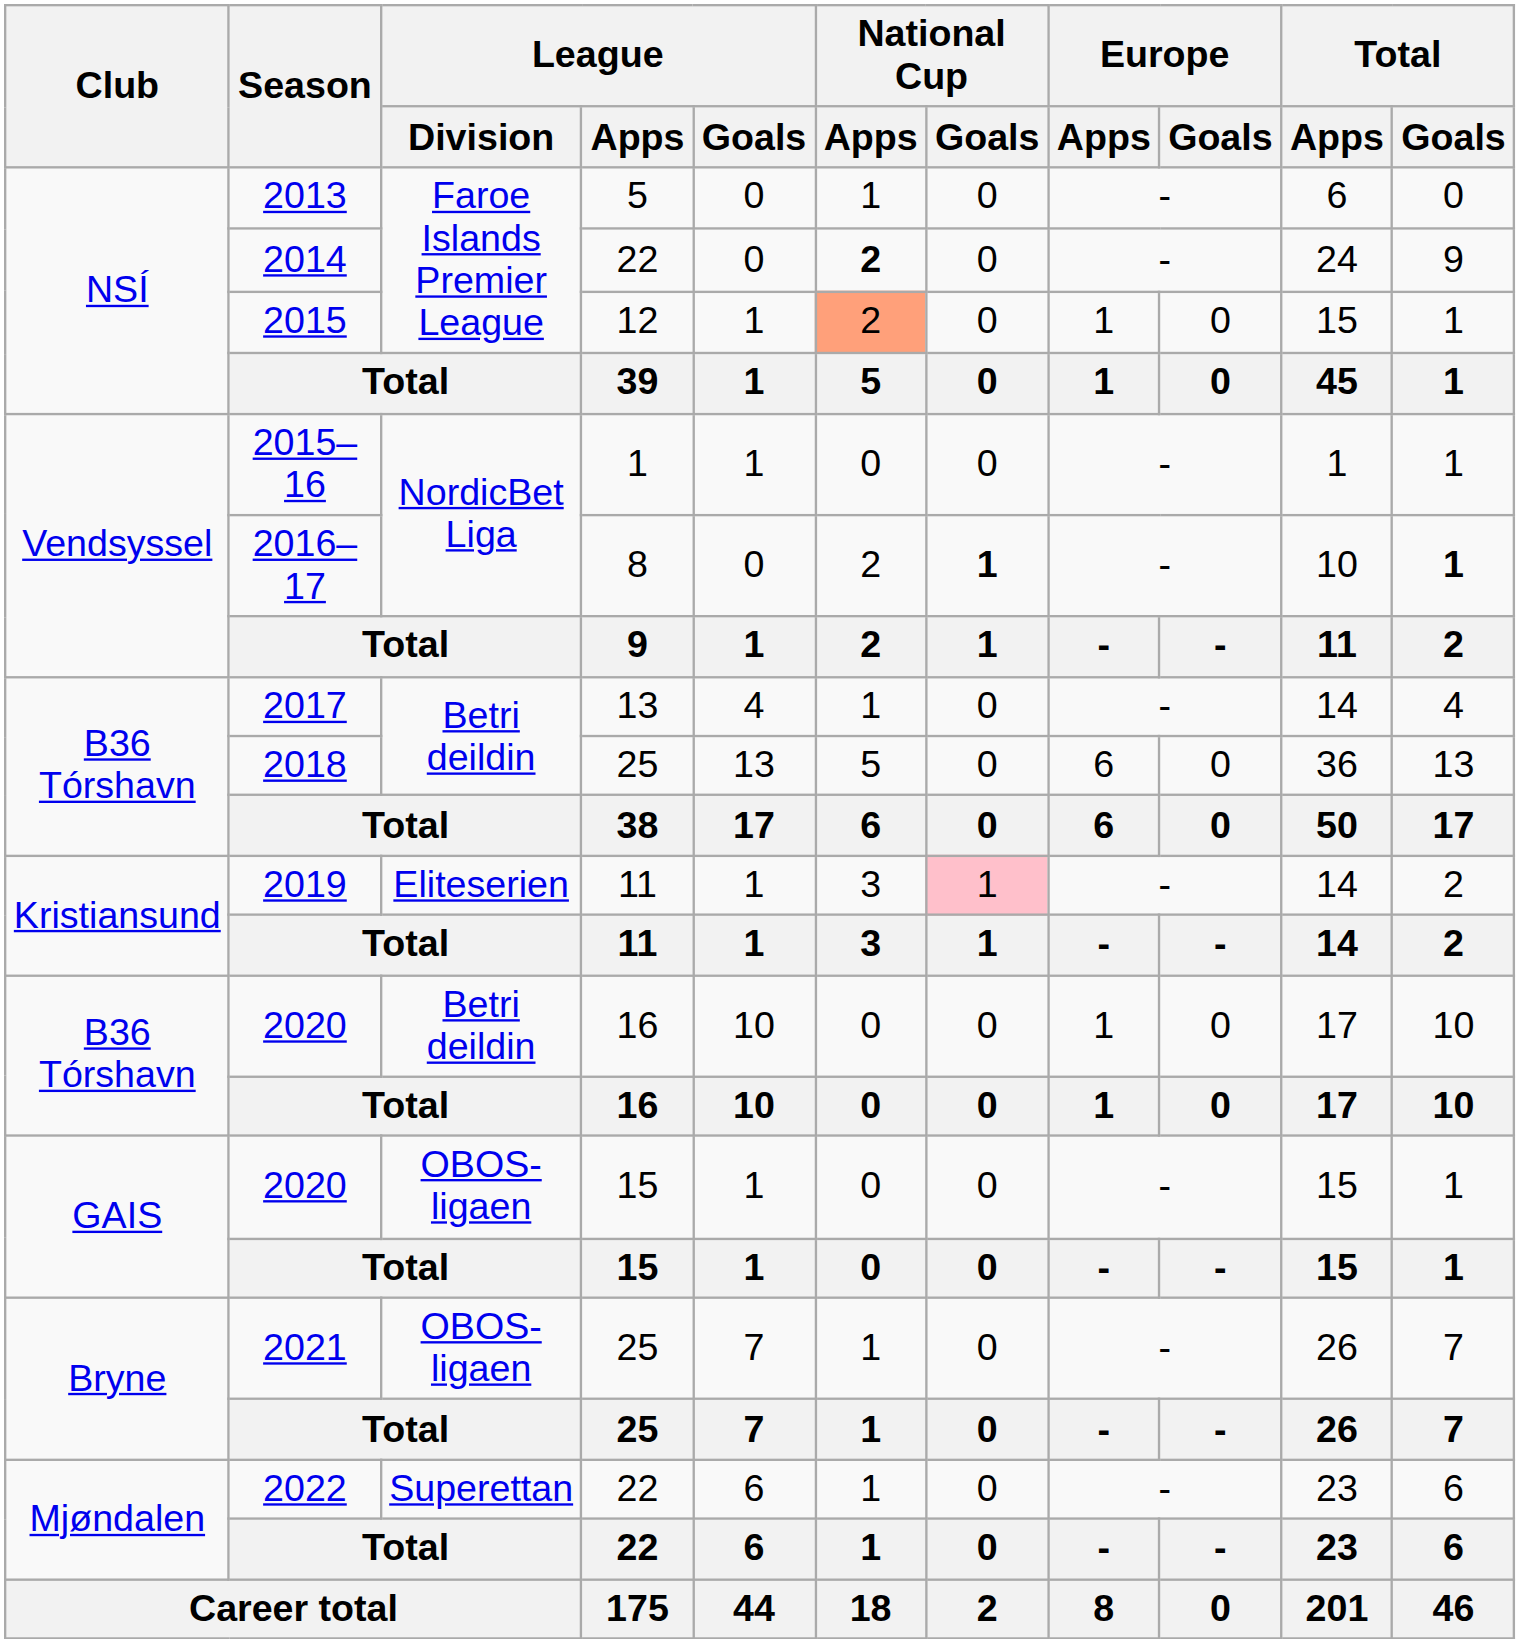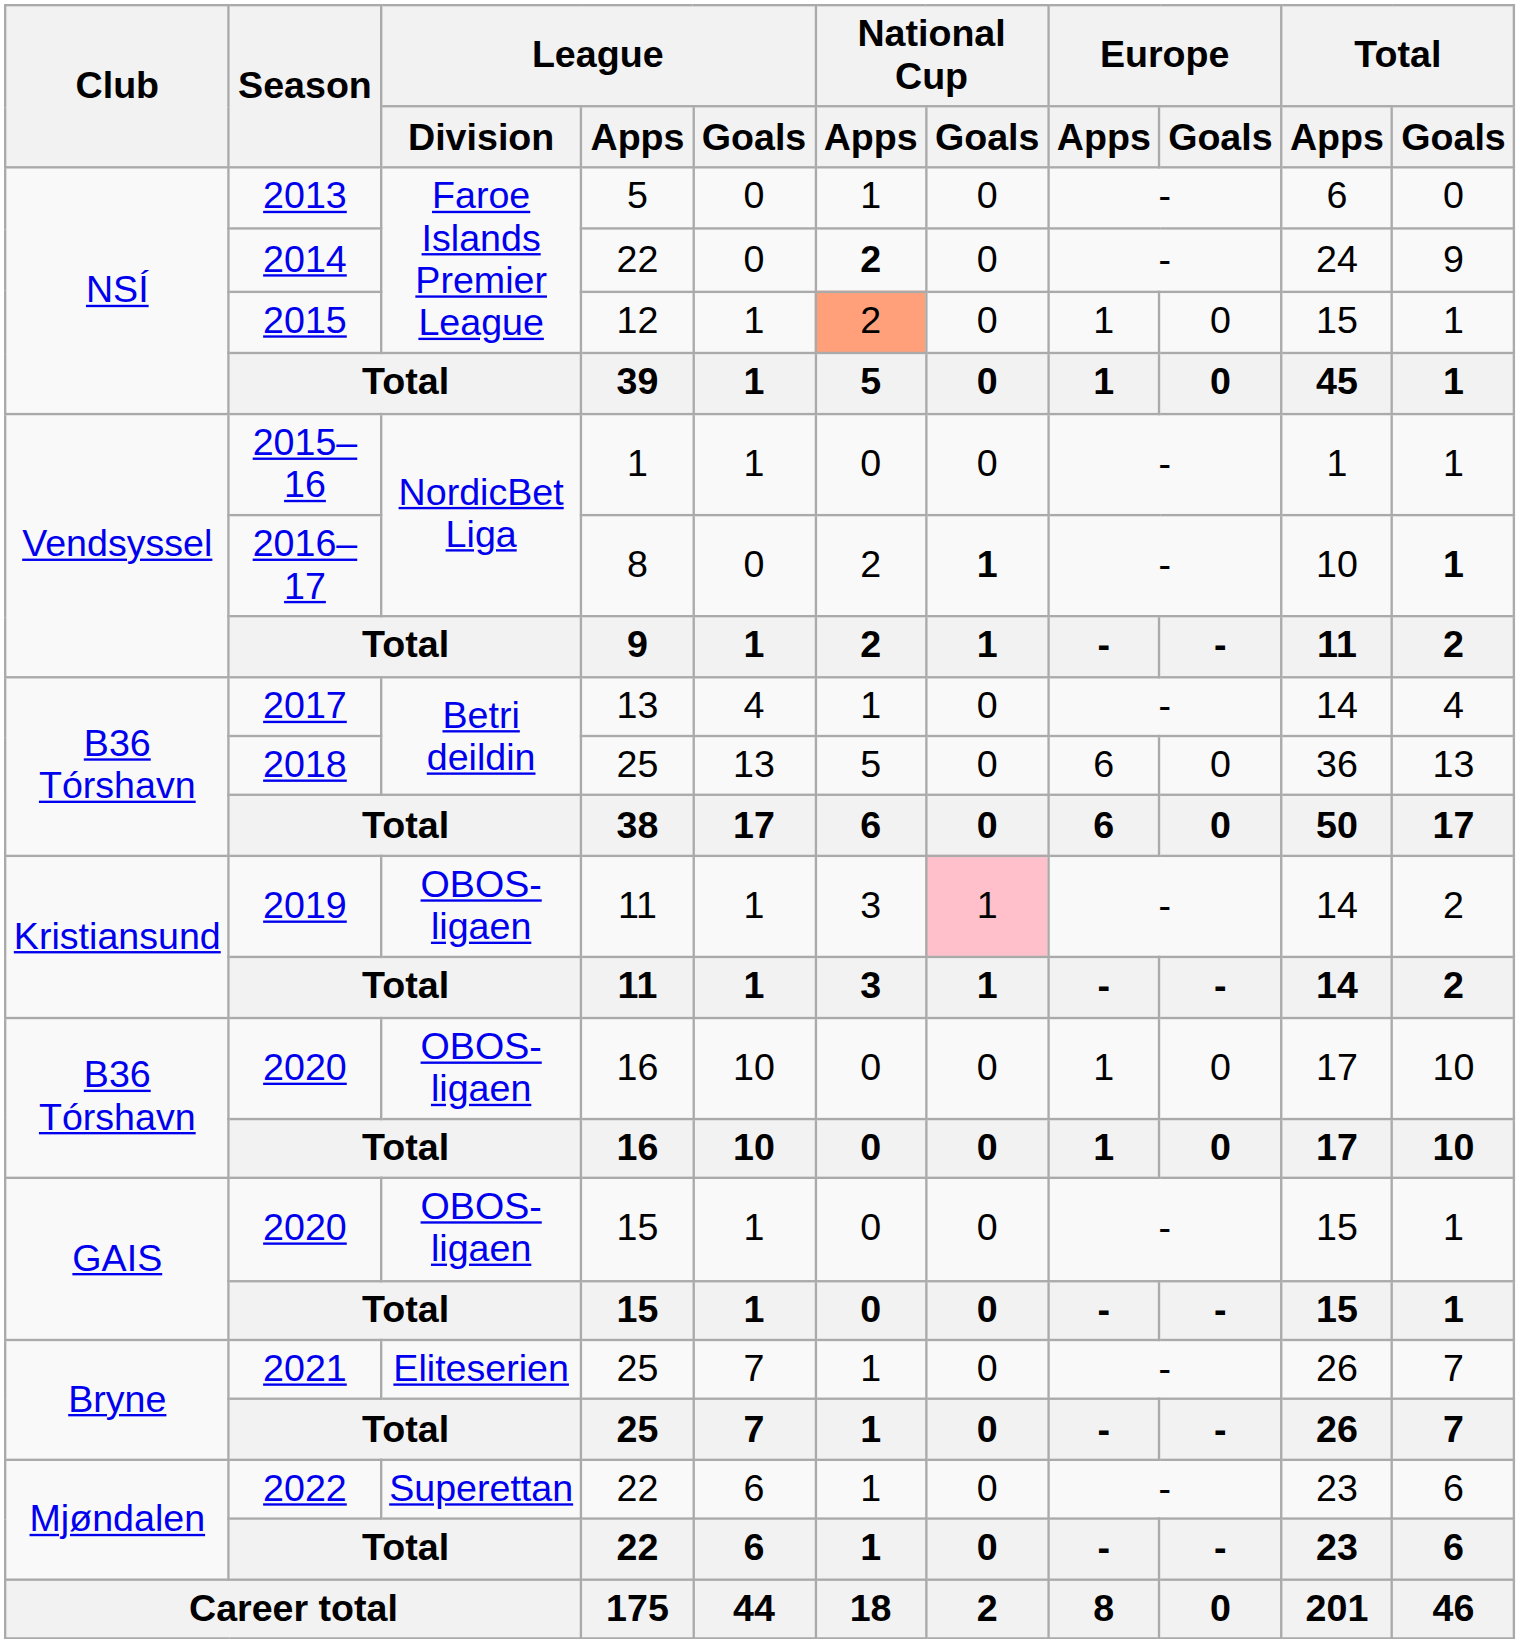(481, 884) Eliteserien -> (481, 905) OBOS-ligaen
(481, 1024) Betri deildin -> (481, 1067) OBOS-ligaen
(481, 1347) OBOS-ligaen -> (481, 1369) Eliteserien
